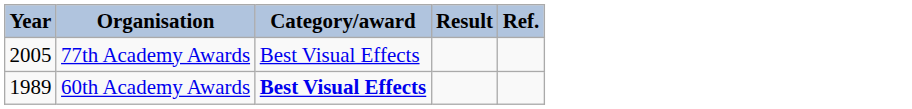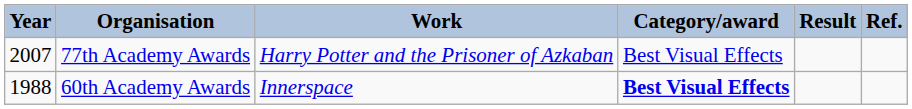+ column: (437, 21)
(30, 54) 2005 -> (30, 54) 2007
(30, 87) 1989 -> (30, 87) 1988
